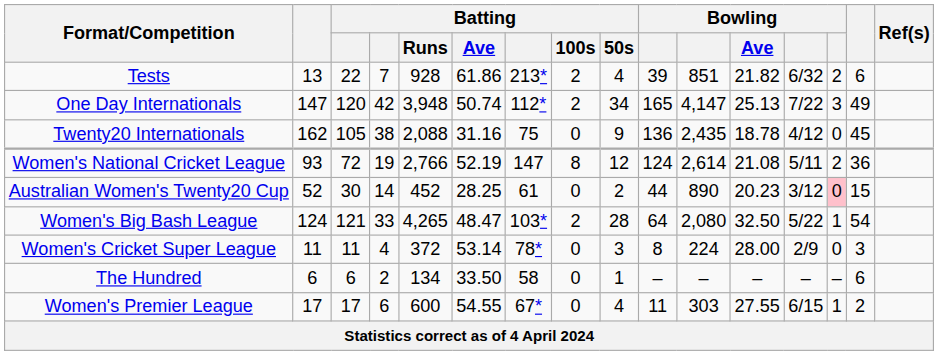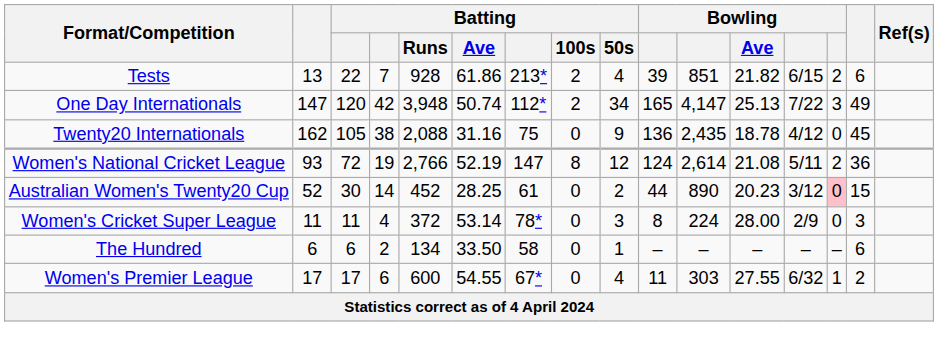(806, 76) 6/32 -> (806, 76) 6/15
- row: (149, 220)
(806, 306) 6/15 -> (806, 278) 6/32
